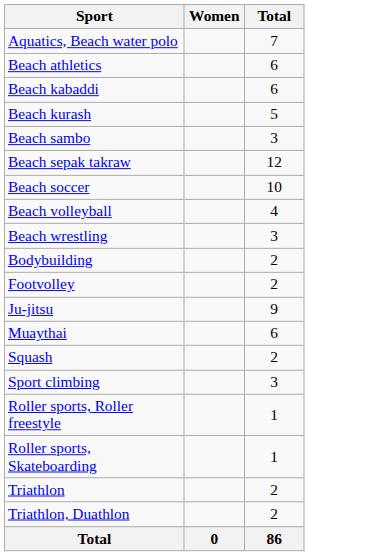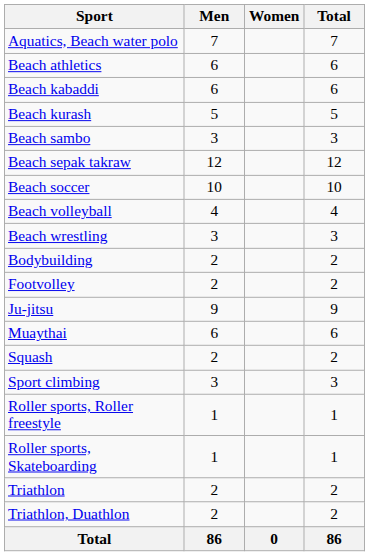+ column: (214, 16)
